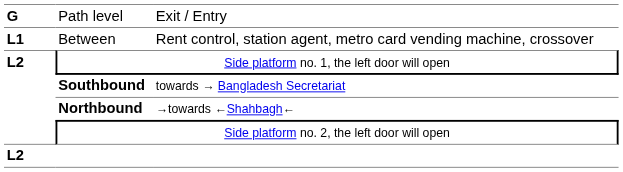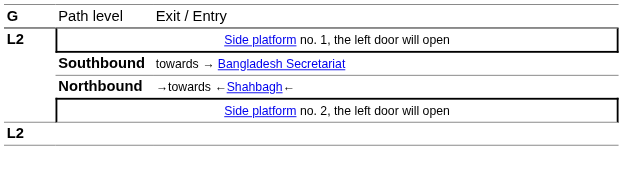- row: (87, 38)
